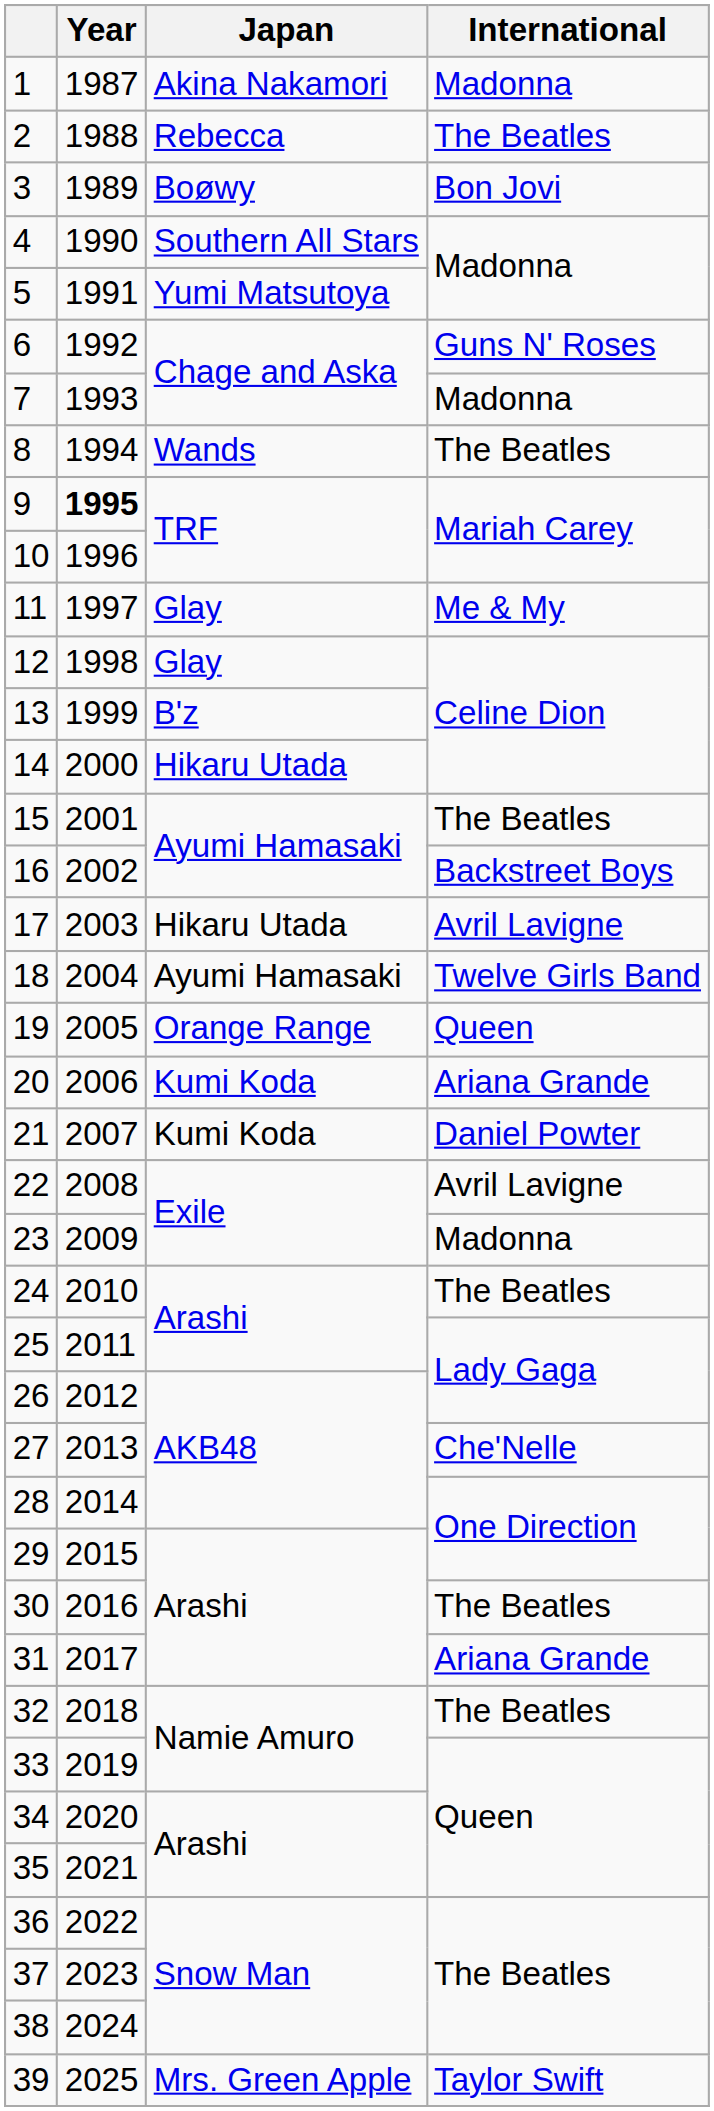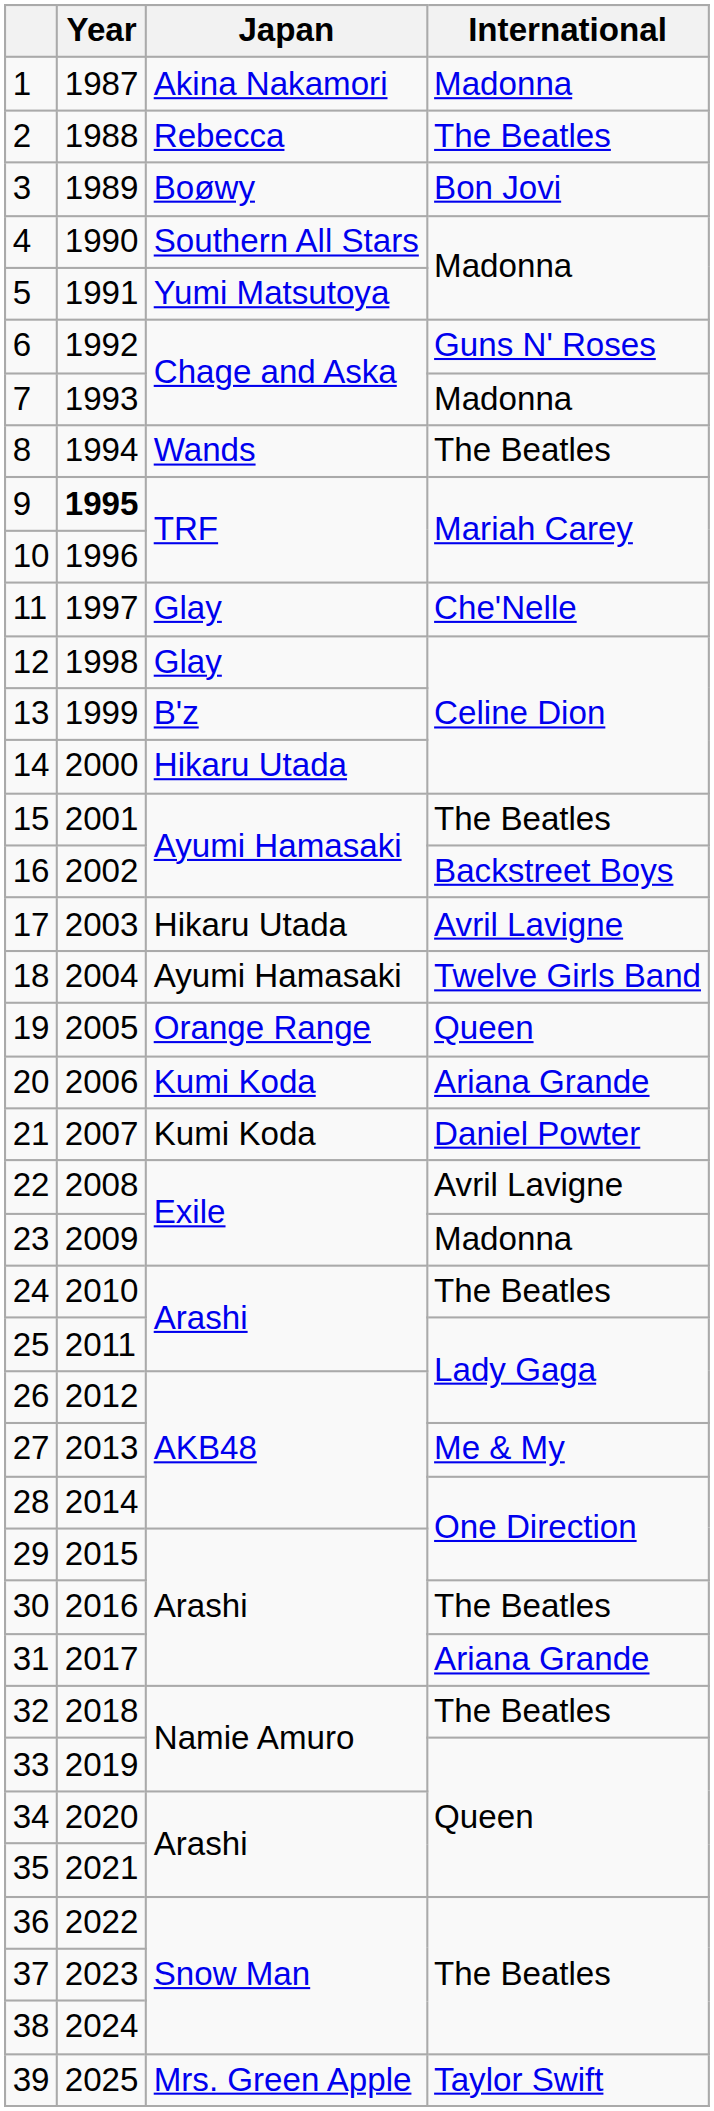(499, 608) Me & My -> (505, 608) Che'Nelle
(505, 1448) Che'Nelle -> (499, 1448) Me & My
